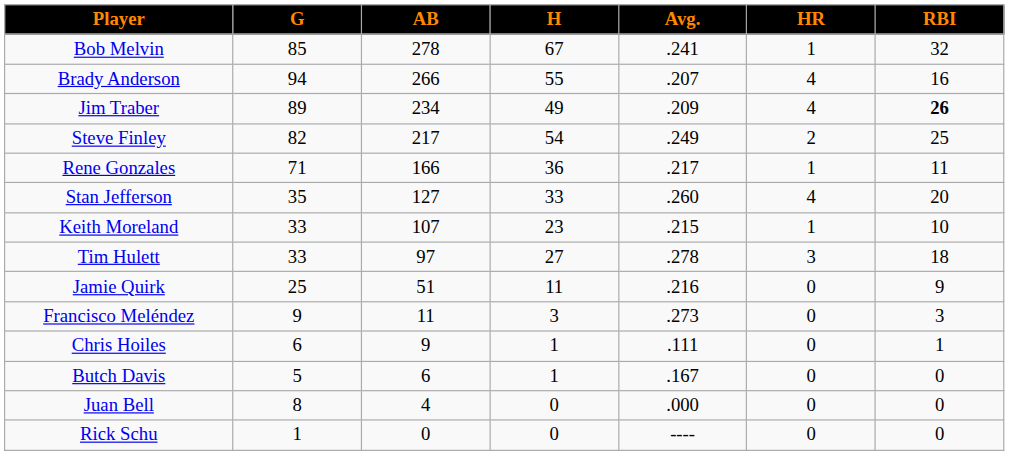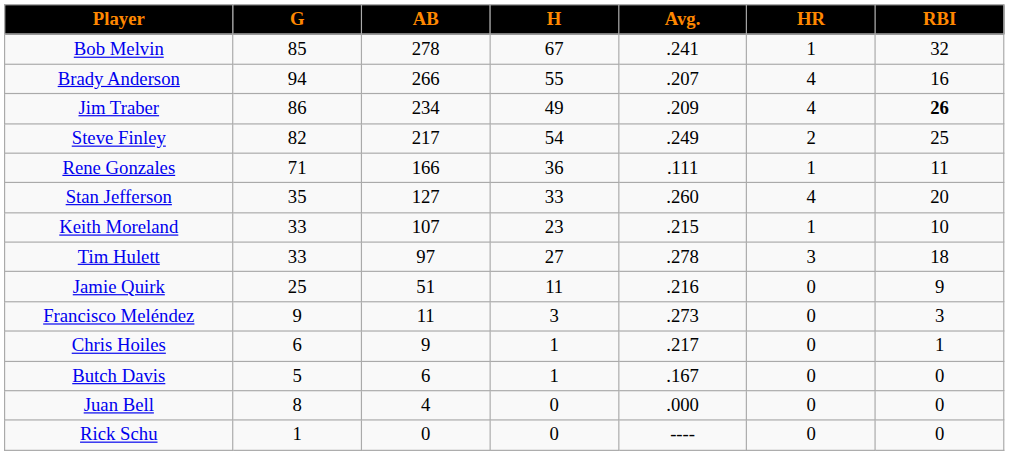(297, 108) 89 -> (297, 108) 86
(683, 167) .217 -> (683, 167) .111
(683, 345) .111 -> (683, 345) .217
